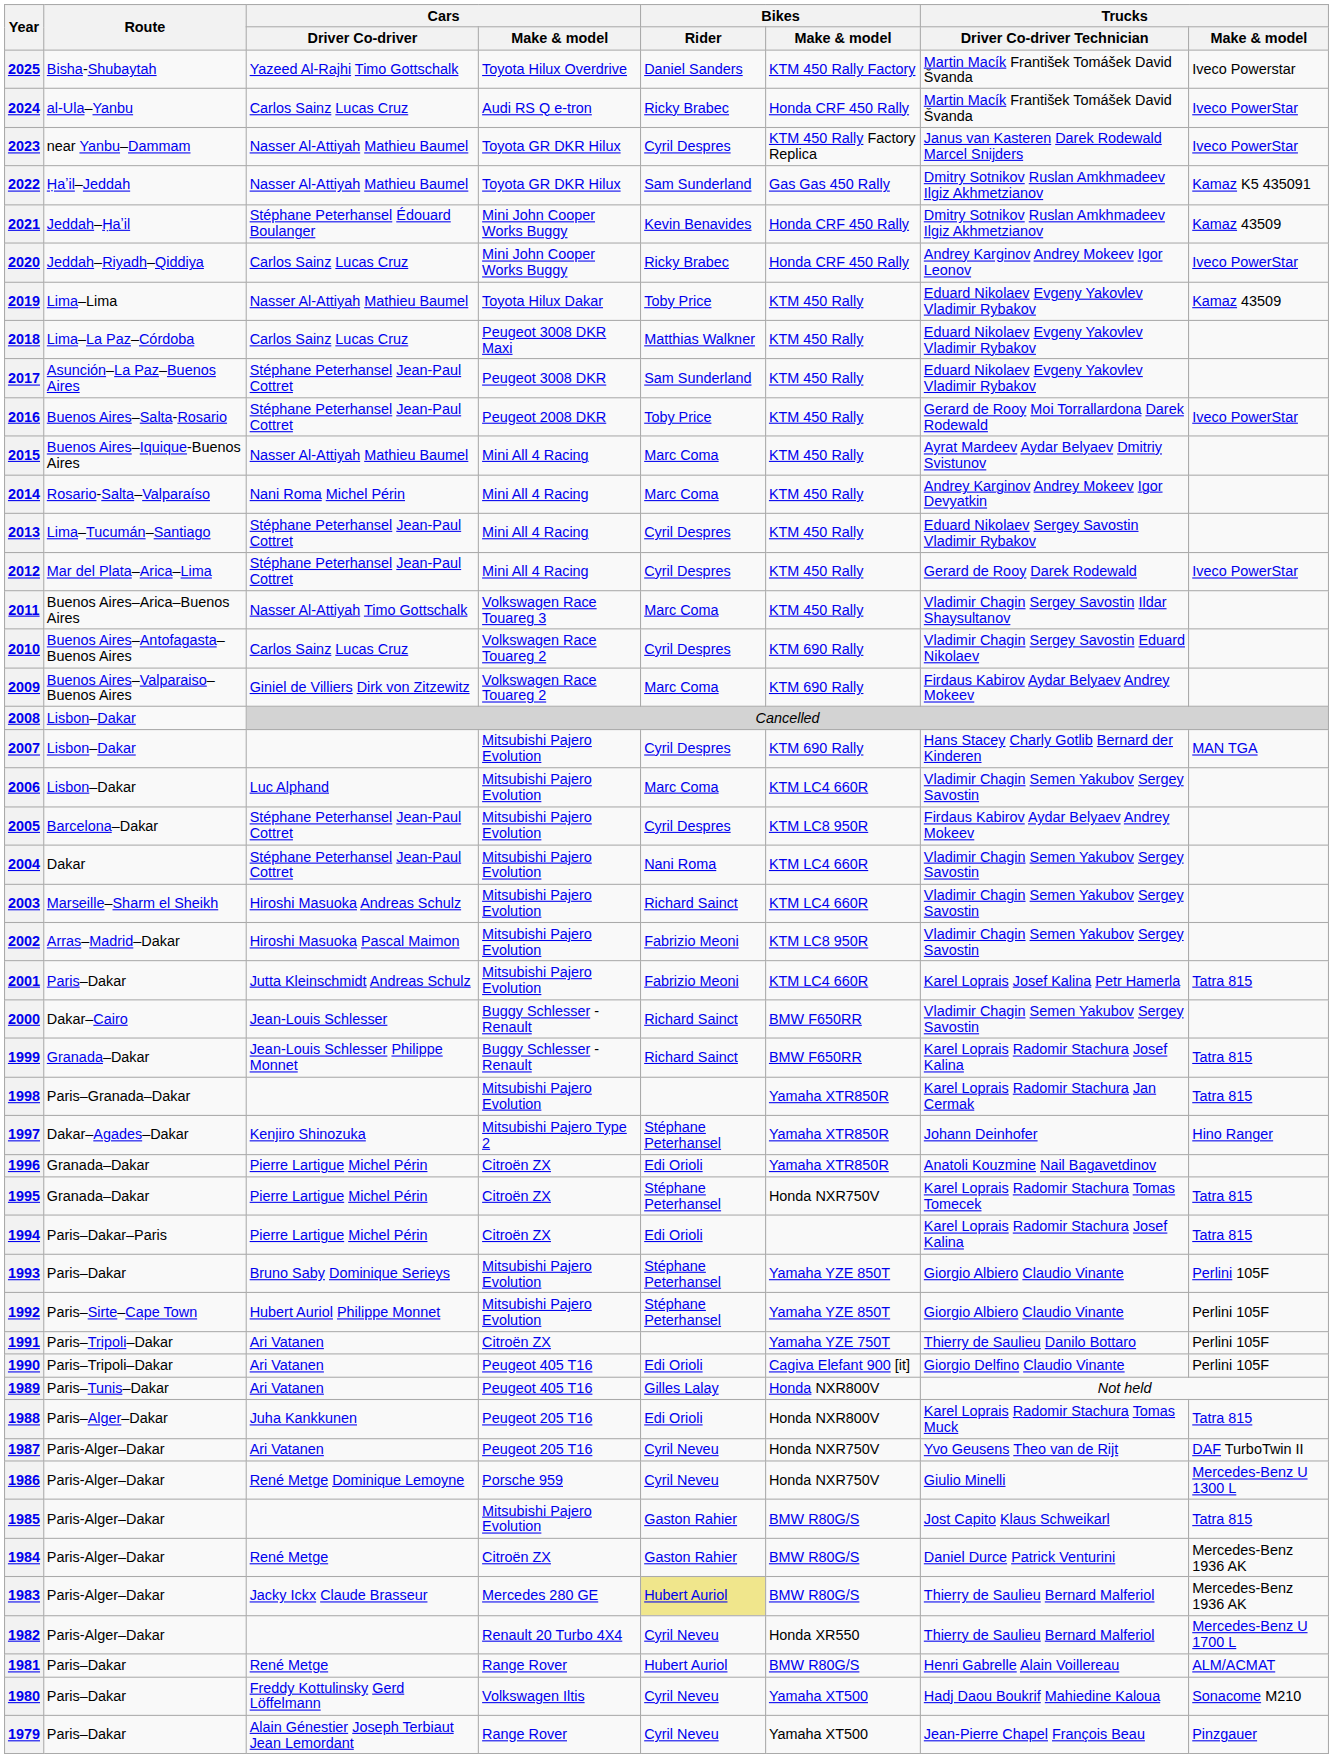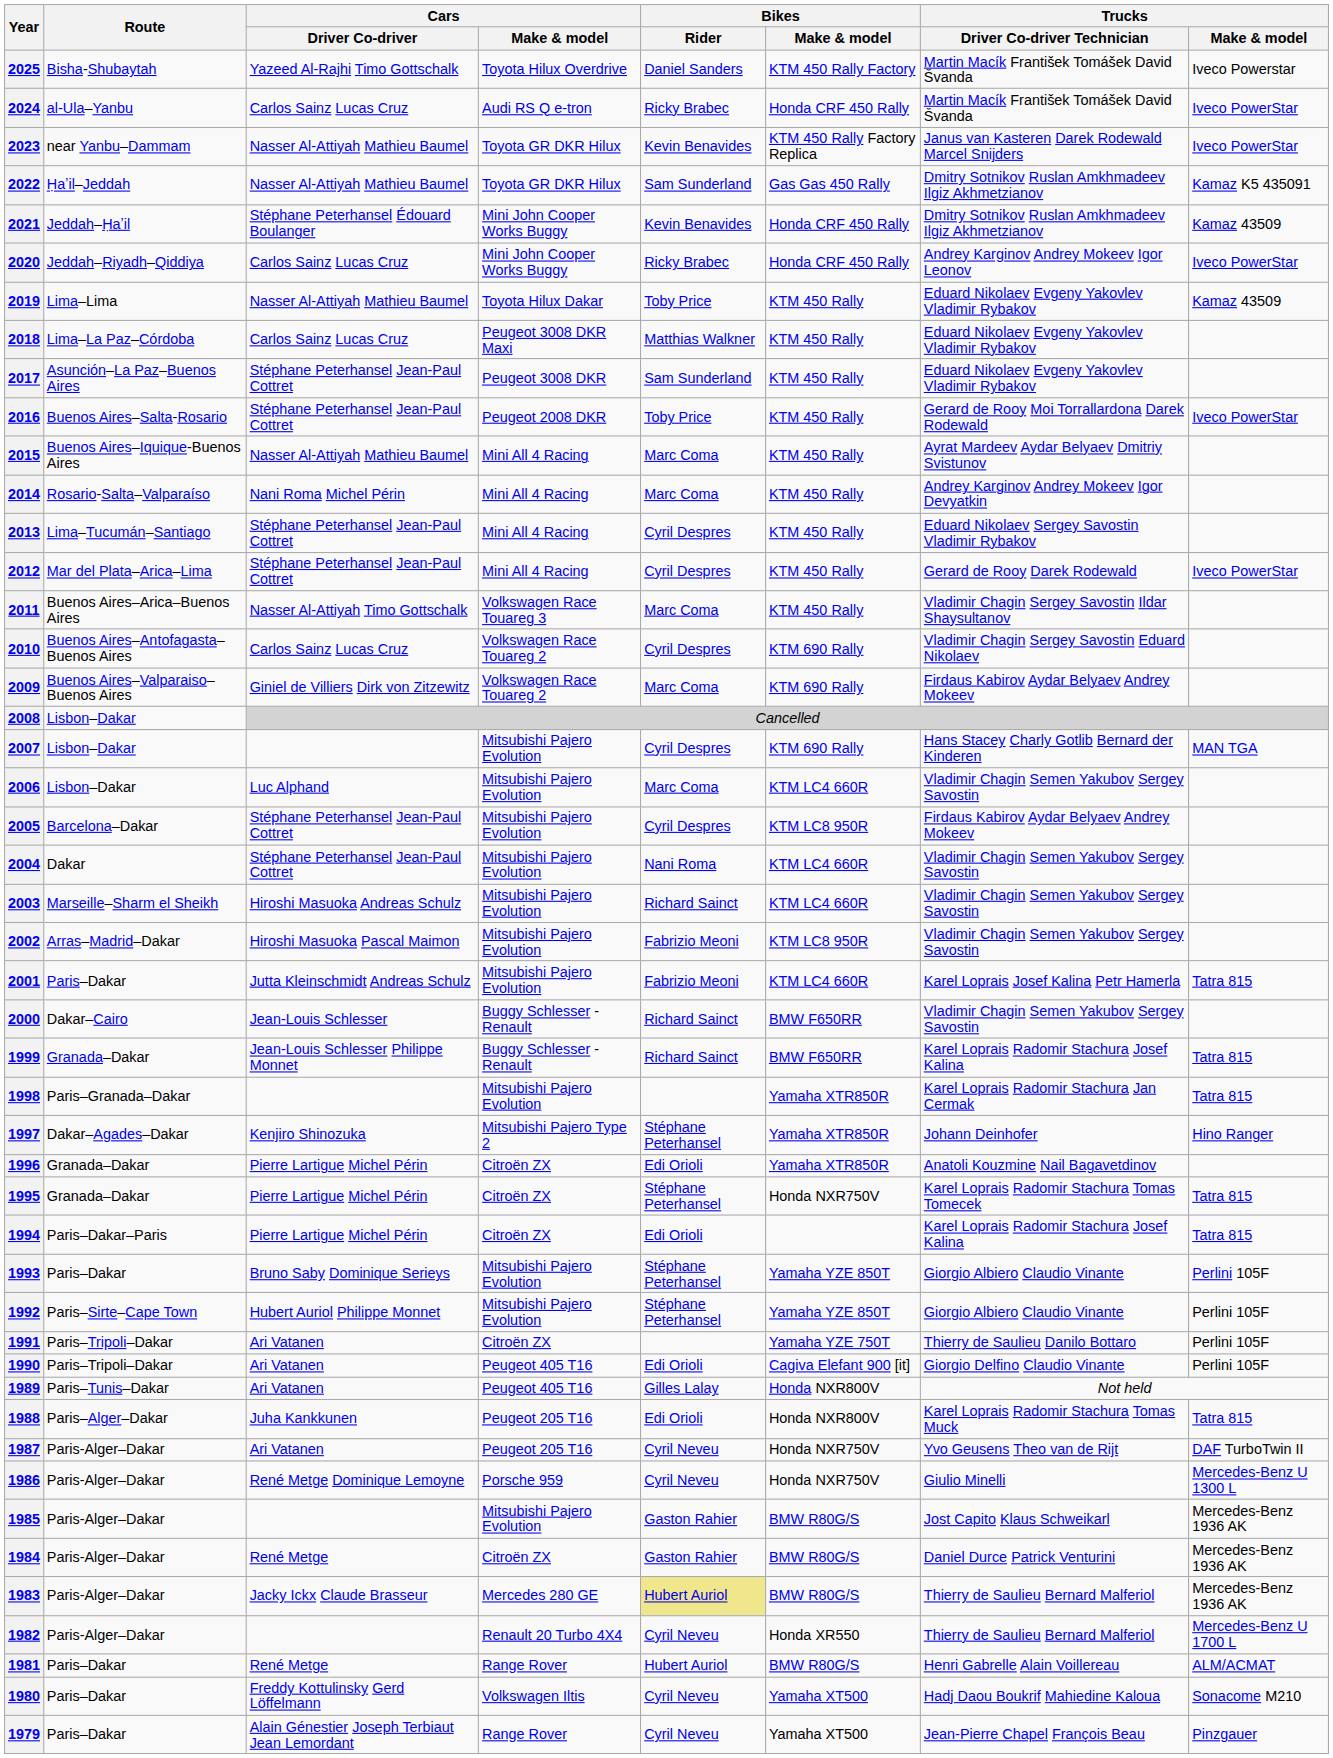(687, 146) Cyril Despres -> (698, 146) Kevin Benavides
(1222, 1518) Tatra 815 -> (1243, 1518) Mercedes-Benz 1936 AK
